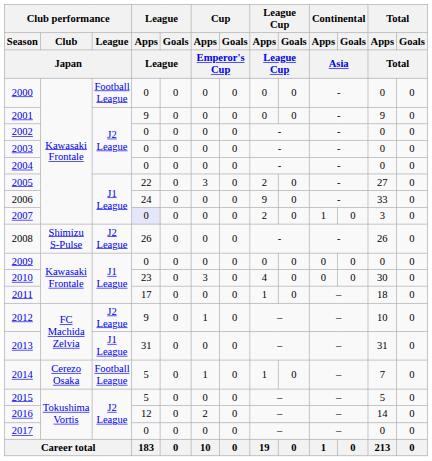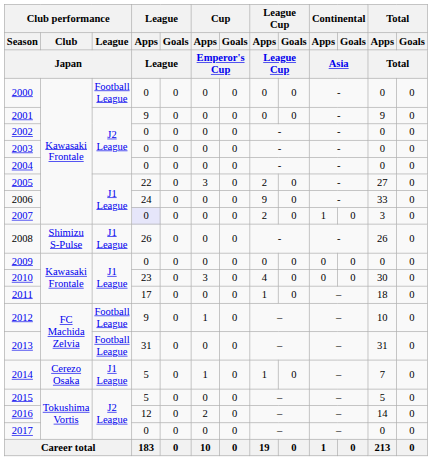(112, 238) J2 League -> (112, 238) J1 League
(112, 317) J2 League -> (112, 317) Football League
(112, 346) J1 League -> (112, 346) Football League
(112, 374) Football League -> (112, 374) J1 League
